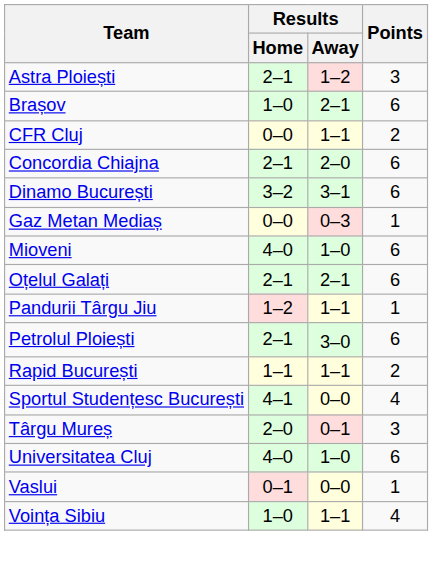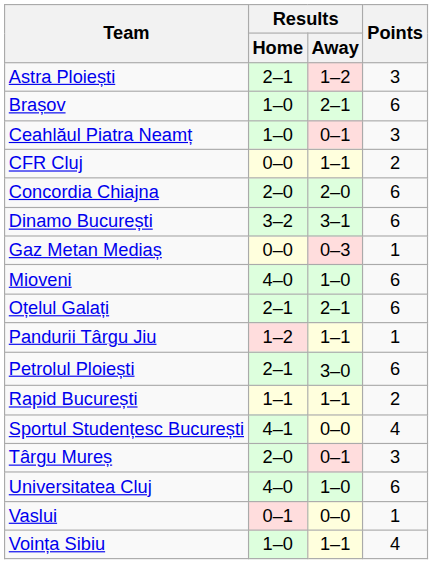+ row: (101, 134)
(278, 163) 2–1 -> (278, 192) 2–0
